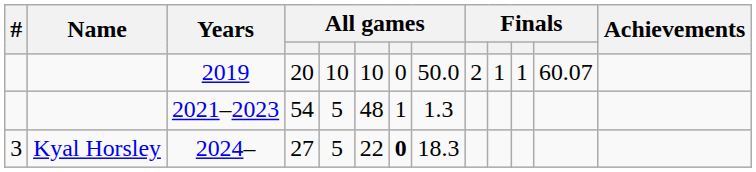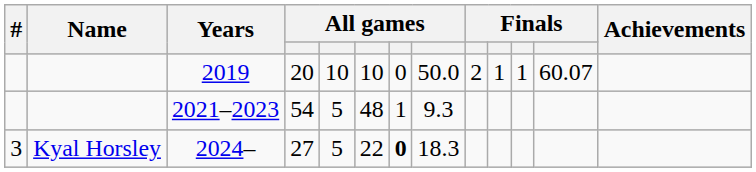(438, 110) 1.3 -> (438, 110) 9.3
